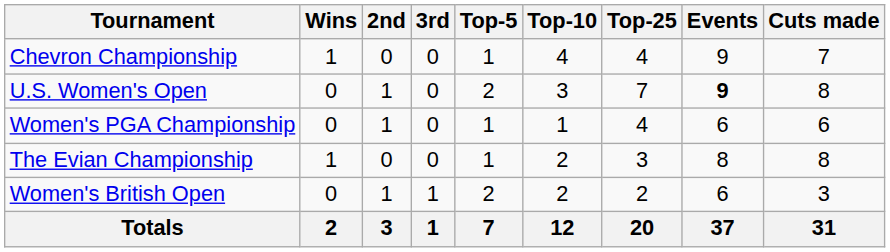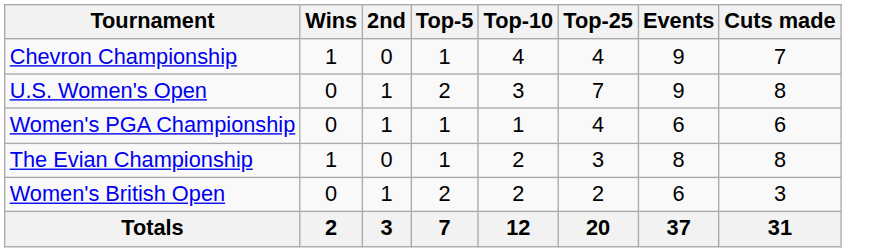- column: (433, 21)
(723, 90) bold -> (679, 90) normal
